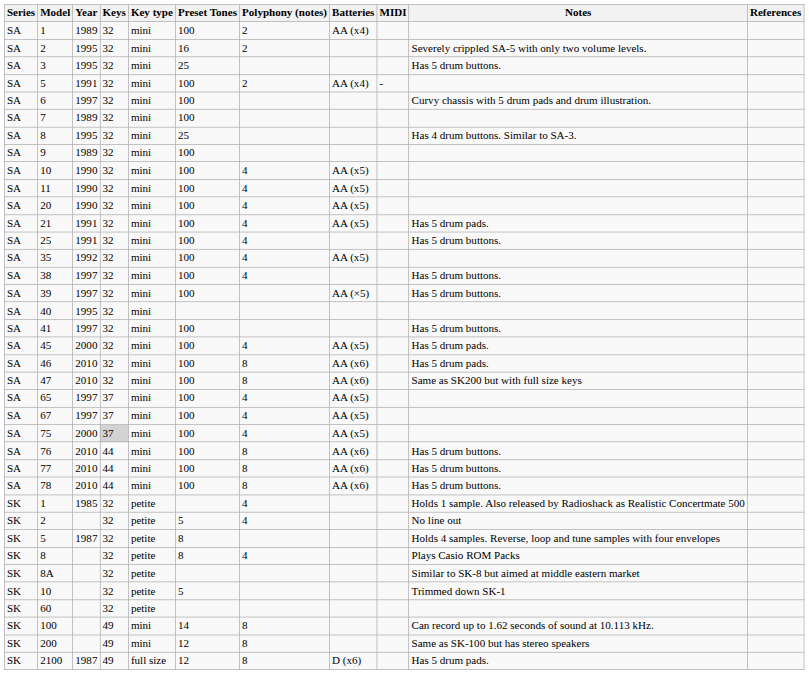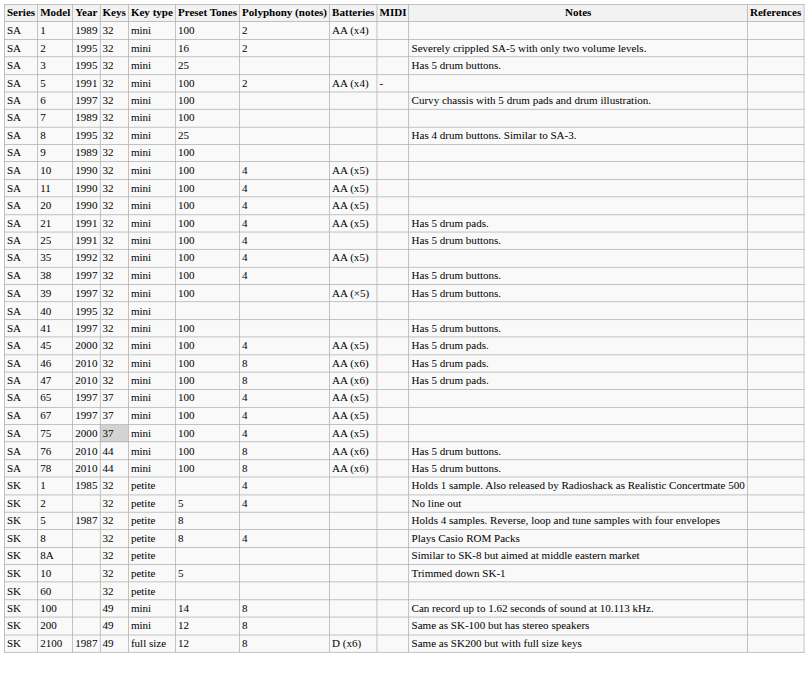(497, 380) Same as SK200 but with full size keys -> (450, 380) Has 5 drum pads.
- row: (46, 468)
(450, 661) Has 5 drum pads. -> (497, 643) Same as SK200 but with full size keys
